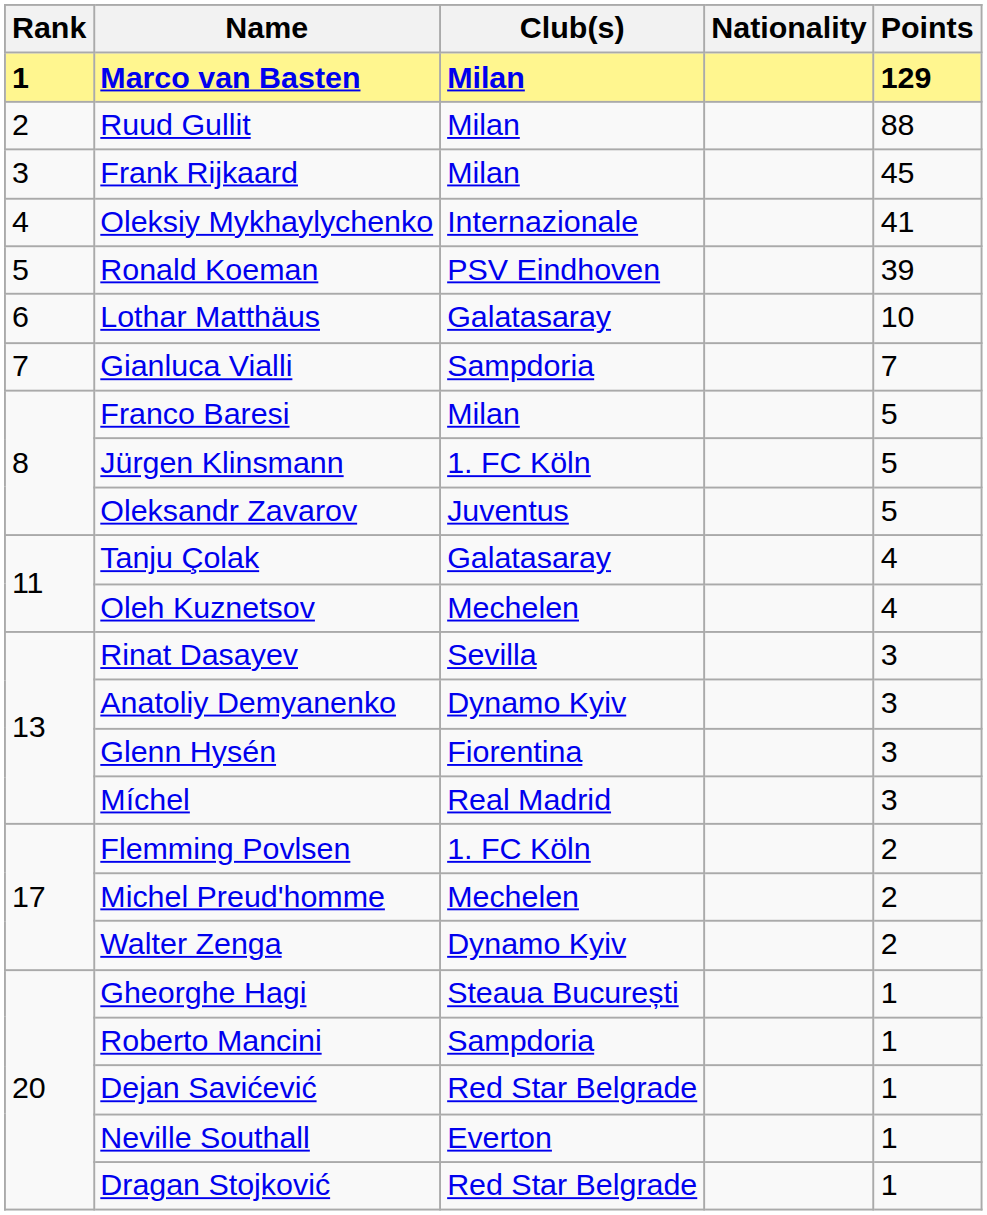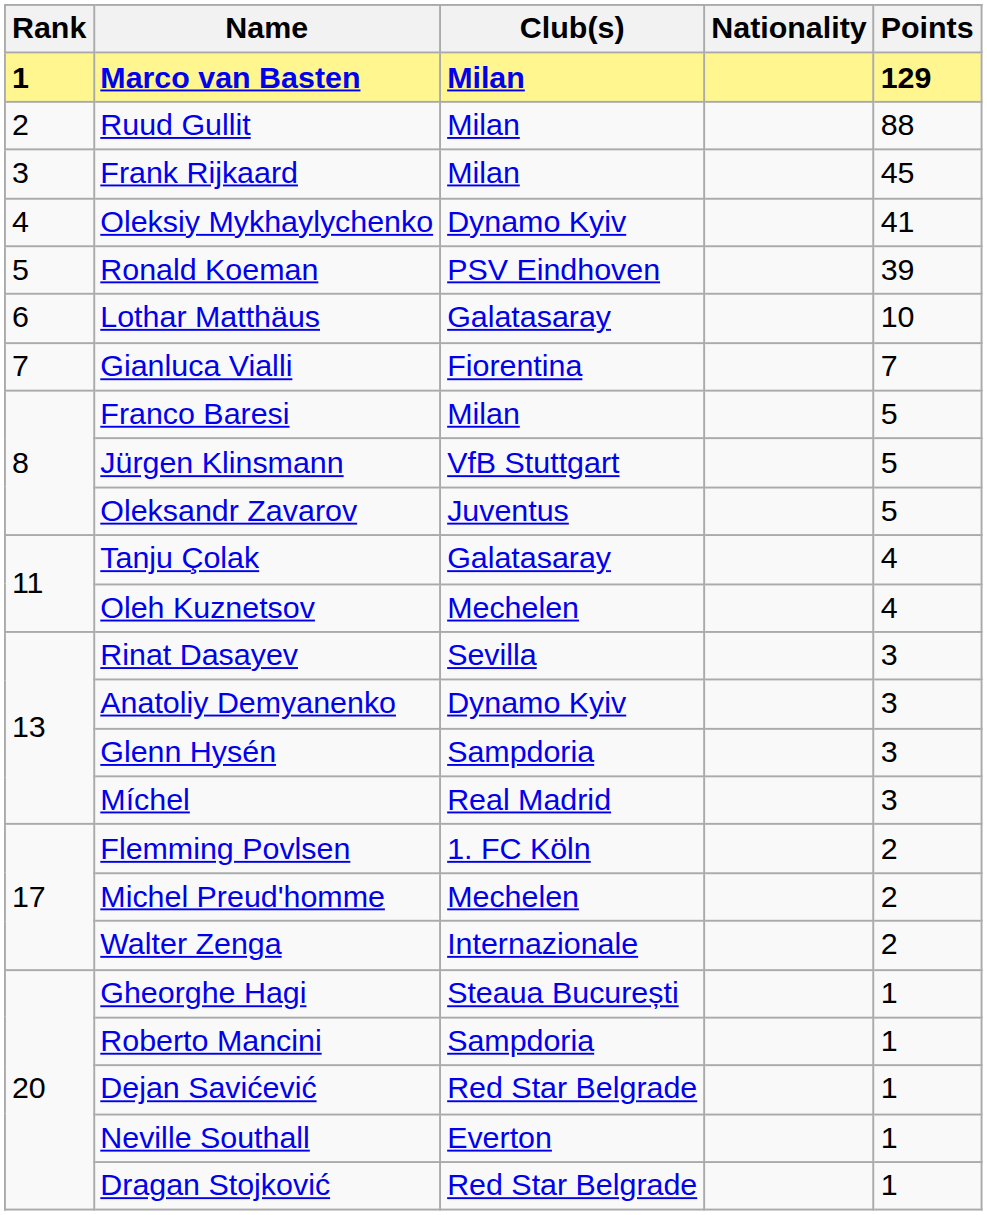(543, 221) Internazionale -> (537, 221) Dynamo Kyiv
(521, 366) Sampdoria -> (515, 366) Fiorentina
(519, 462) 1. FC Köln -> (533, 462) VfB Stuttgart
(515, 751) Fiorentina -> (521, 751) Sampdoria
(537, 944) Dynamo Kyiv -> (543, 944) Internazionale
